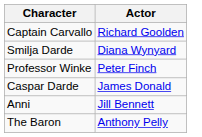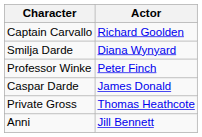+ row: (42, 104)
- row: (34, 123)
